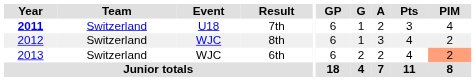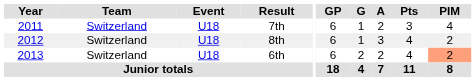(31, 26) bold -> (31, 26) normal
(209, 40) WJC -> (209, 40) U18
(209, 55) WJC -> (209, 55) U18
